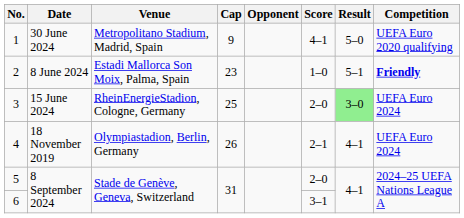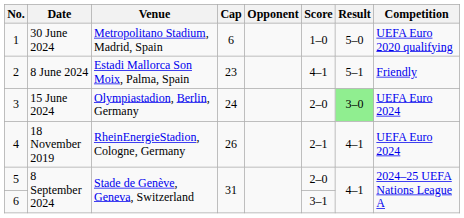(231, 39) 9 -> (231, 39) 6
(318, 39) 4–1 -> (318, 39) 1–0
(318, 72) 1–0 -> (318, 72) 4–1
(398, 72) bold -> (397, 72) normal
(147, 104) RheinEnergieStadion, Cologne, Germany -> (152, 104) Olympiastadion, Berlin, Germany
(231, 104) 25 -> (231, 104) 24
(152, 144) Olympiastadion, Berlin, Germany -> (147, 144) RheinEnergieStadion, Cologne, Germany
